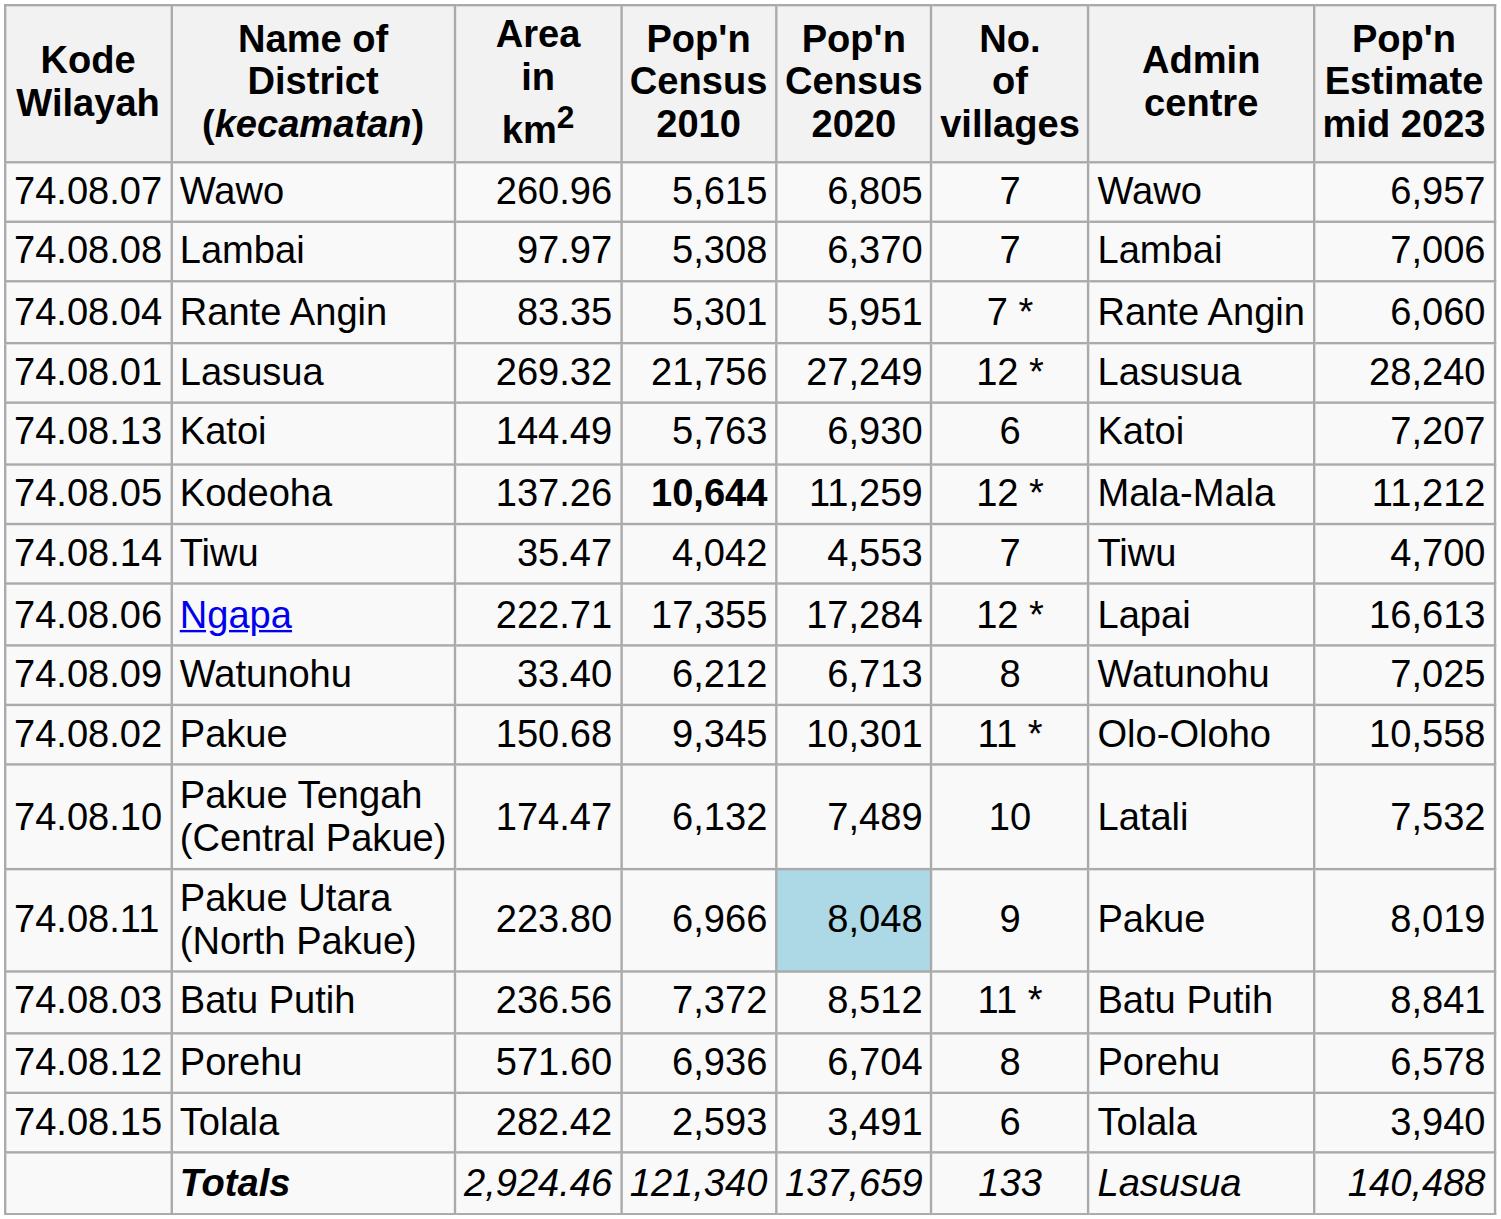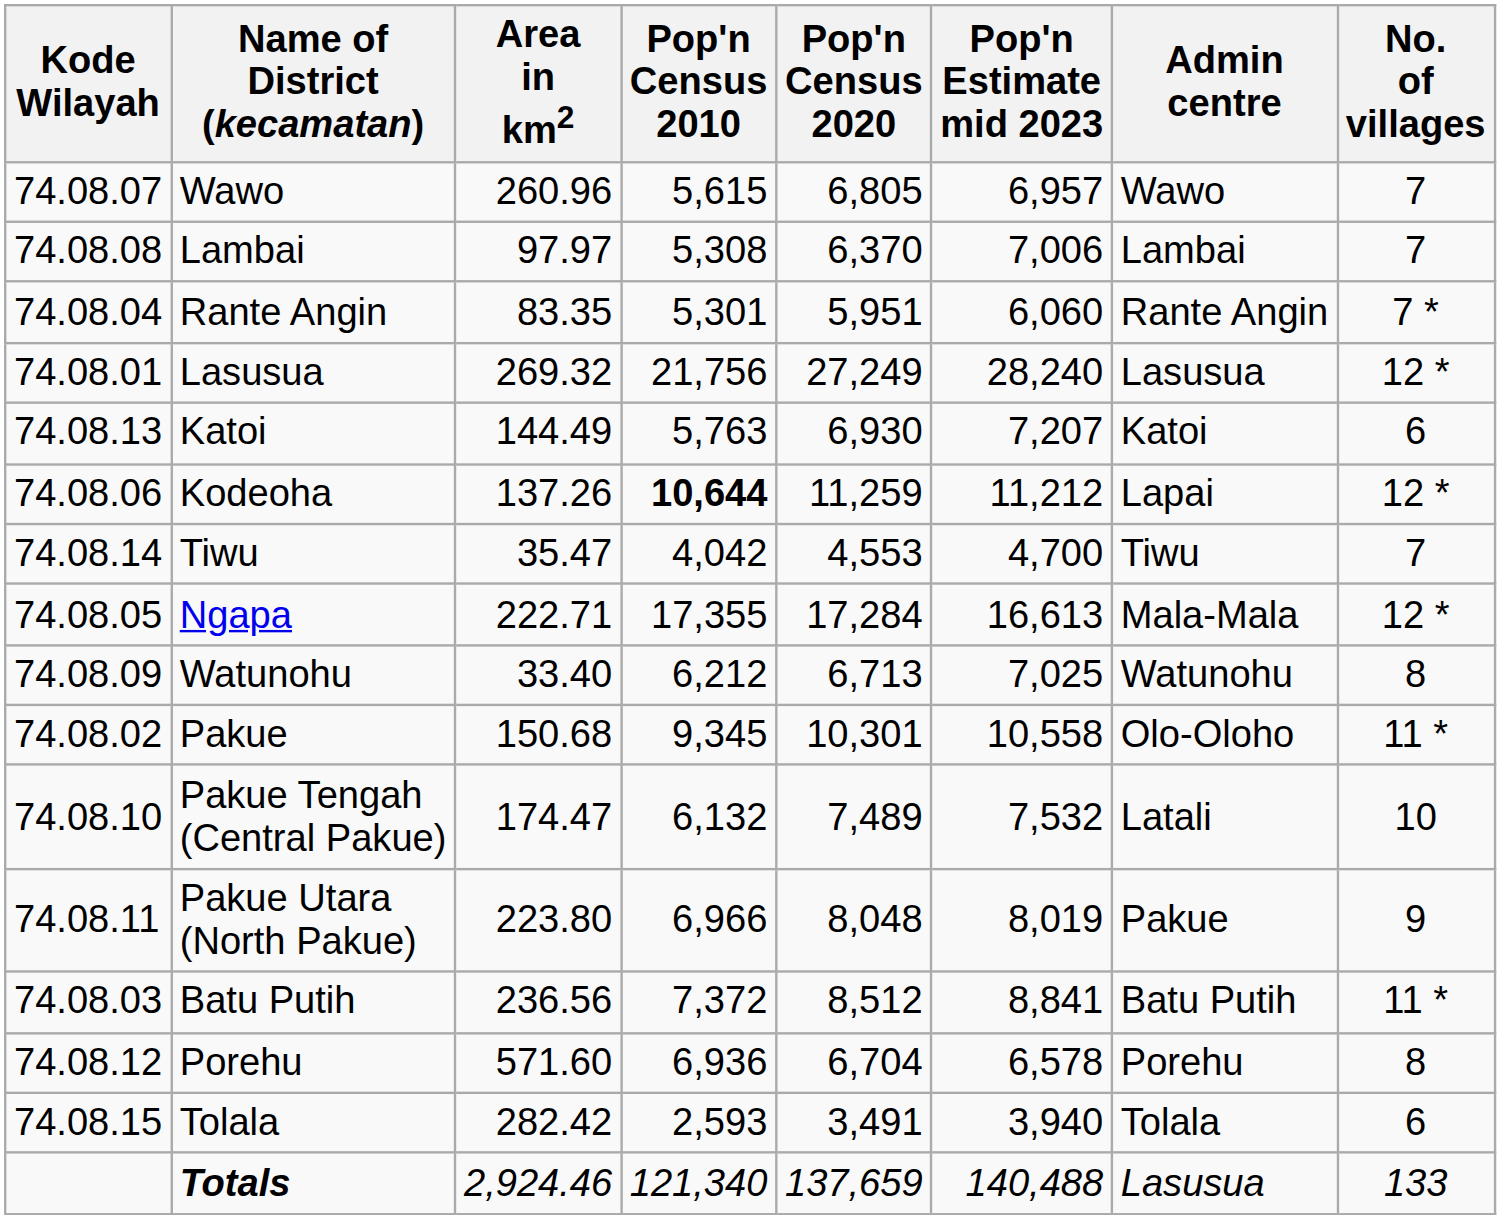columns swapped: (1404, 82) <-> (1010, 82)
(88, 493) 74.08.05 -> (88, 493) 74.08.06
(1186, 493) Mala-Mala -> (1167, 493) Lapai
(88, 613) 74.08.06 -> (88, 613) 74.08.05
(1144, 613) Lapai -> (1210, 613) Mala-Mala
(875, 919) lightblue background -> (875, 919) no background
